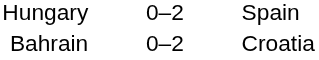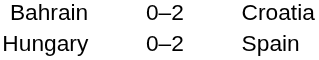rows swapped: (45, 12) <-> (49, 43)
